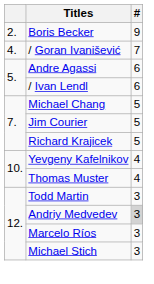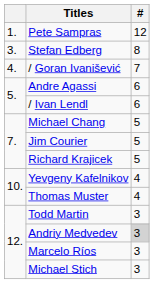+ row: (65, 31)
- row: (61, 31)
+ row: (65, 50)
